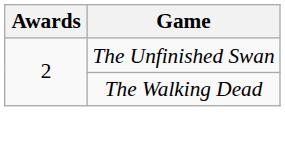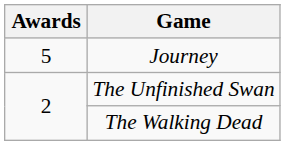+ row: (184, 55)
